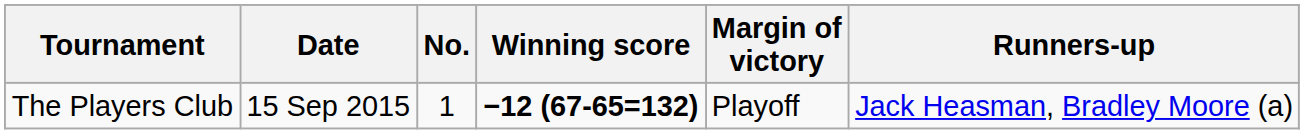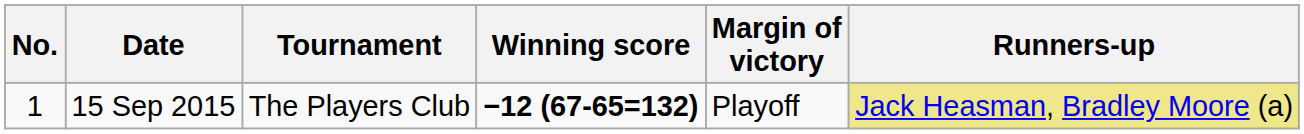columns swapped: (447, 44) <-> (122, 44)
(1074, 106) no background -> (1074, 106) khaki background
